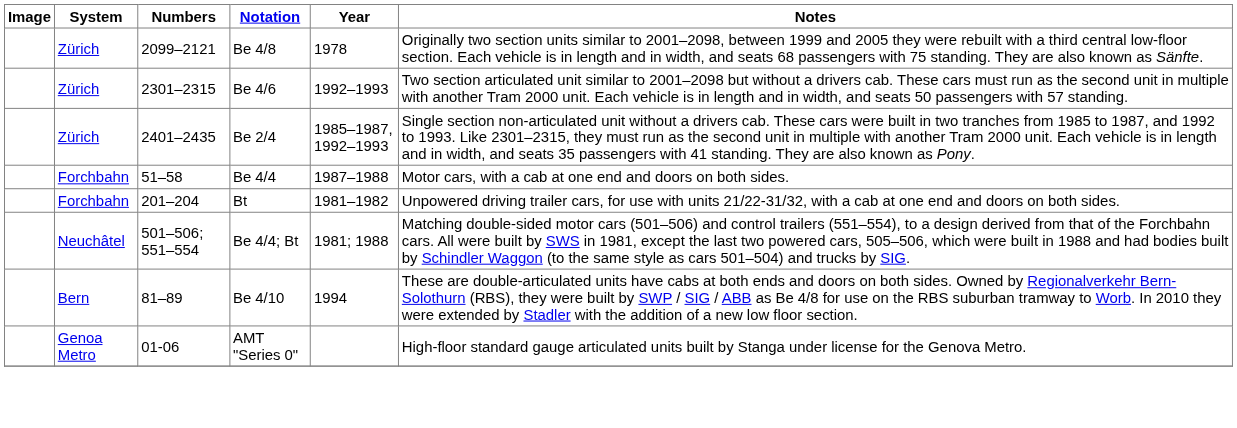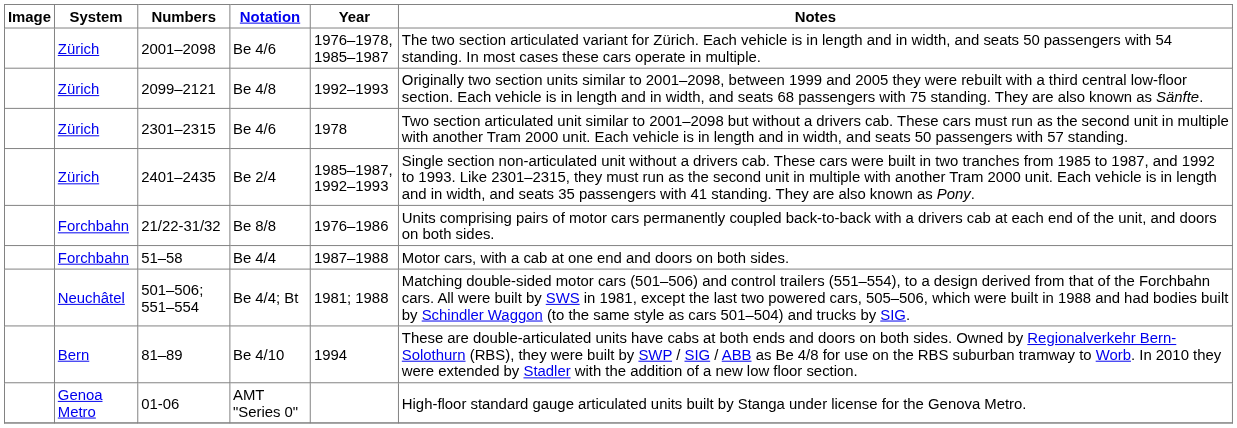+ row: (178, 48)
(330, 48) 1978 -> (351, 88) 1992–1993
(351, 88) 1992–1993 -> (330, 128) 1978
+ row: (181, 225)
- row: (170, 200)
